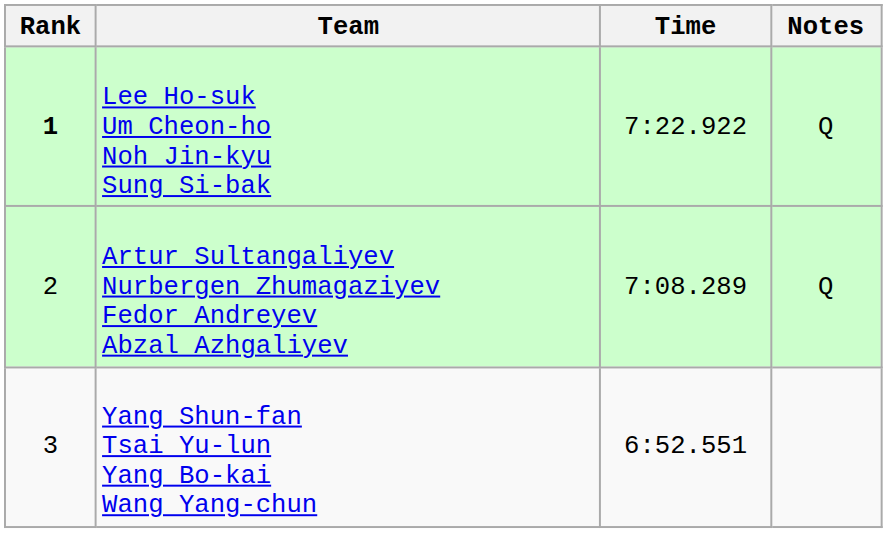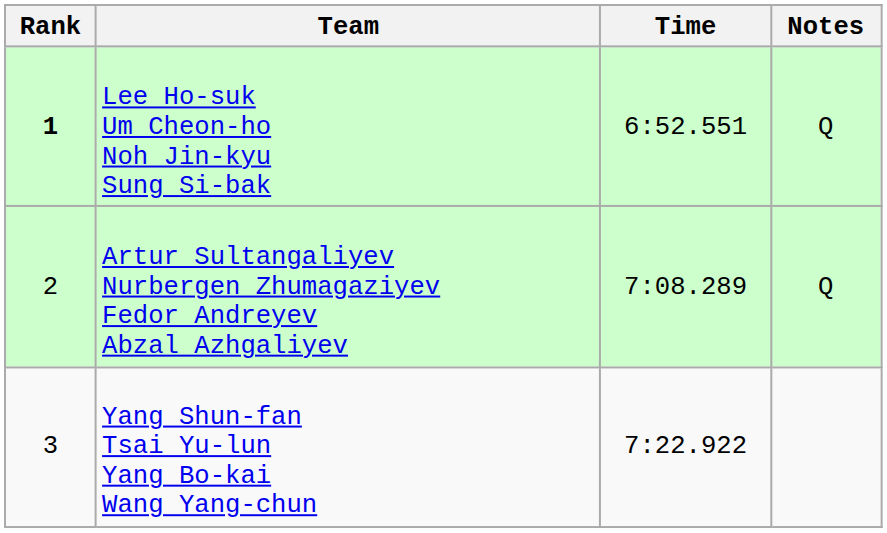(686, 127) 7:22.922 -> (686, 127) 6:52.551
(686, 447) 6:52.551 -> (686, 447) 7:22.922
